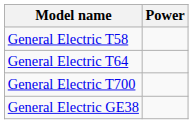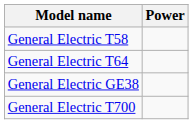rows swapped: (72, 84) <-> (73, 107)
